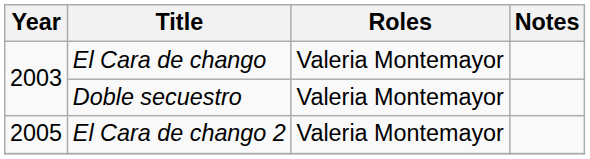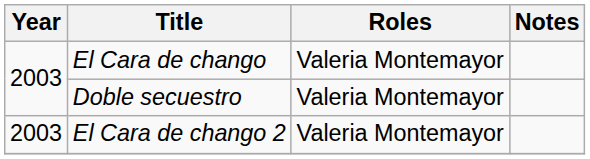(36, 134) 2005 -> (36, 134) 2003
